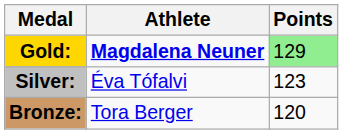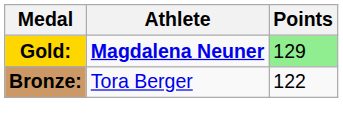- row: (45, 81)
(290, 112) 120 -> (290, 81) 122
